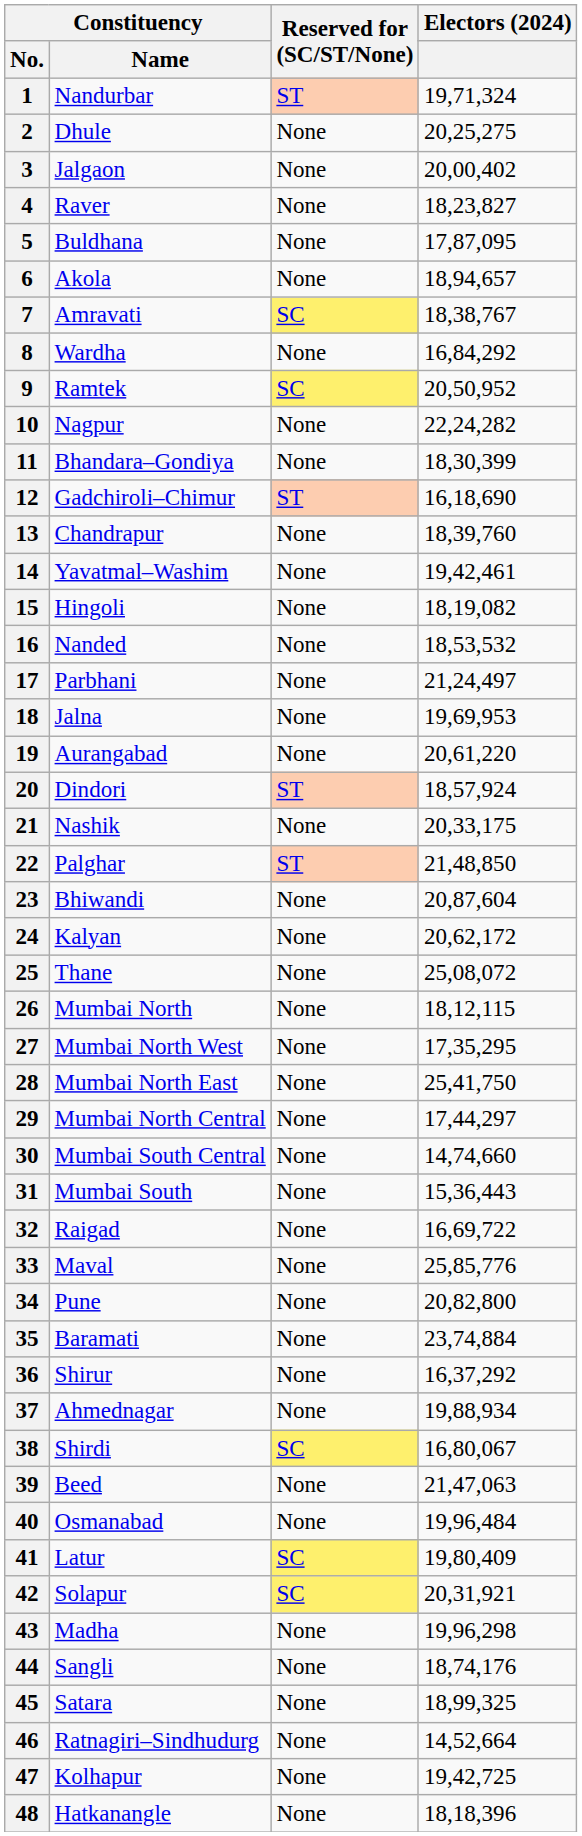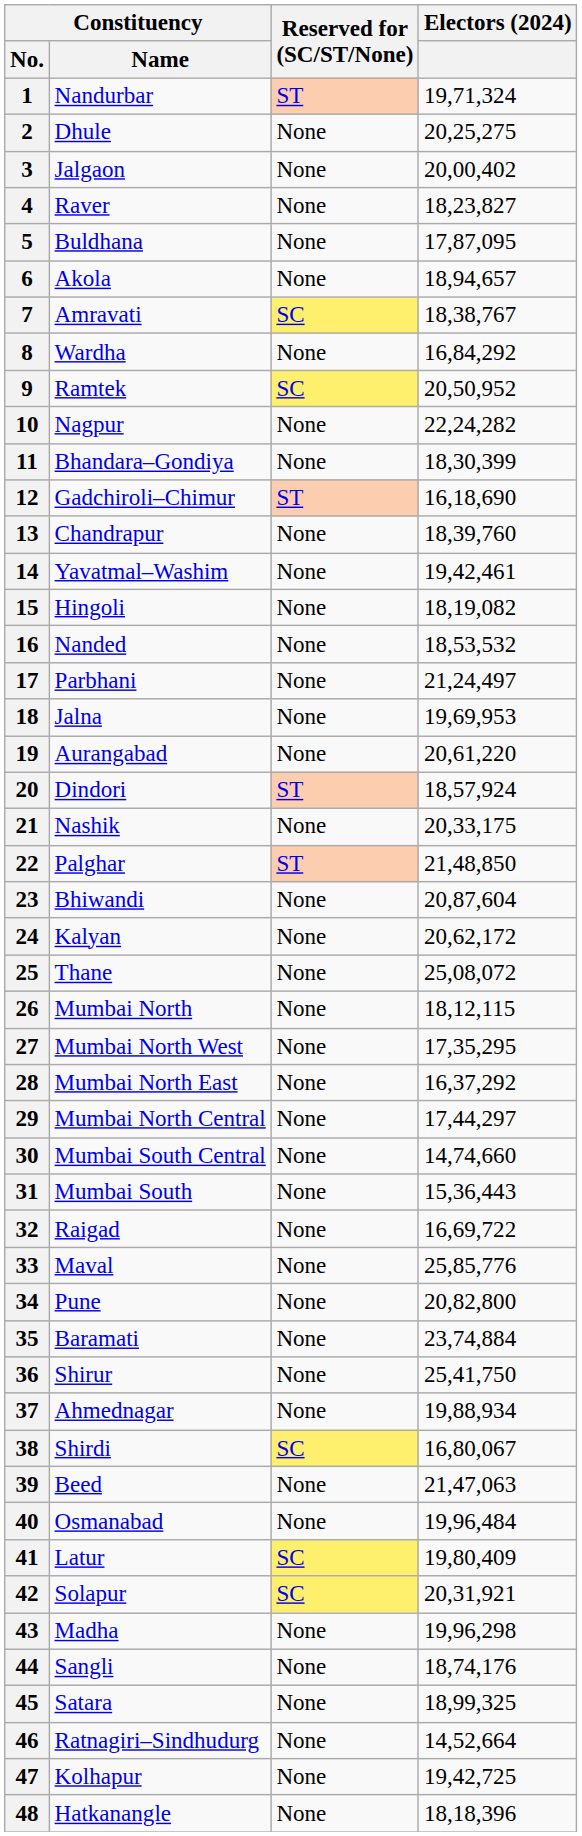(470, 1082) 25,41,750 -> (470, 1082) 16,37,292
(470, 1374) 16,37,292 -> (470, 1374) 25,41,750
